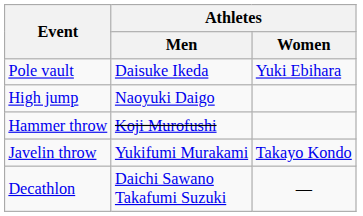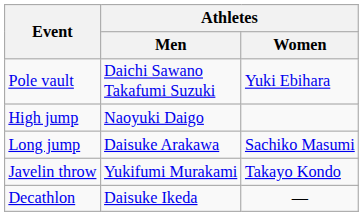(162, 71) Daisuke Ikeda -> (160, 81) Daichi Sawano Takafumi Suzuki
+ row: (44, 144)
- row: (58, 125)
(171, 188) Daichi Sawano Takafumi Suzuki -> (151, 198) Daisuke Ikeda
